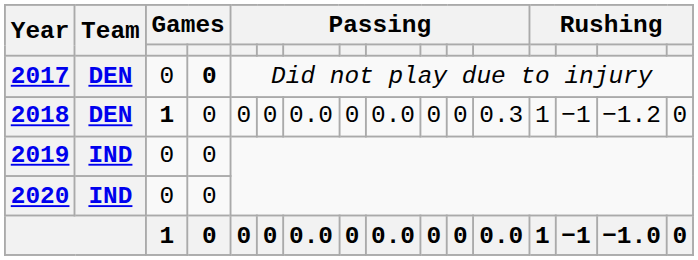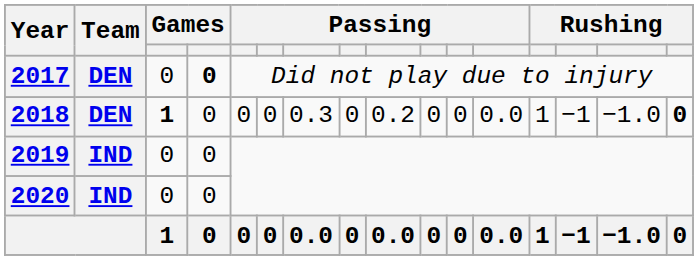(311, 116) 0.0 -> (311, 116) 0.3
(393, 116) 0.0 -> (393, 116) 0.2
(501, 116) 0.3 -> (501, 116) 0.0
(632, 116) −1.2 -> (632, 116) −1.0
(680, 116) normal -> (680, 116) bold
